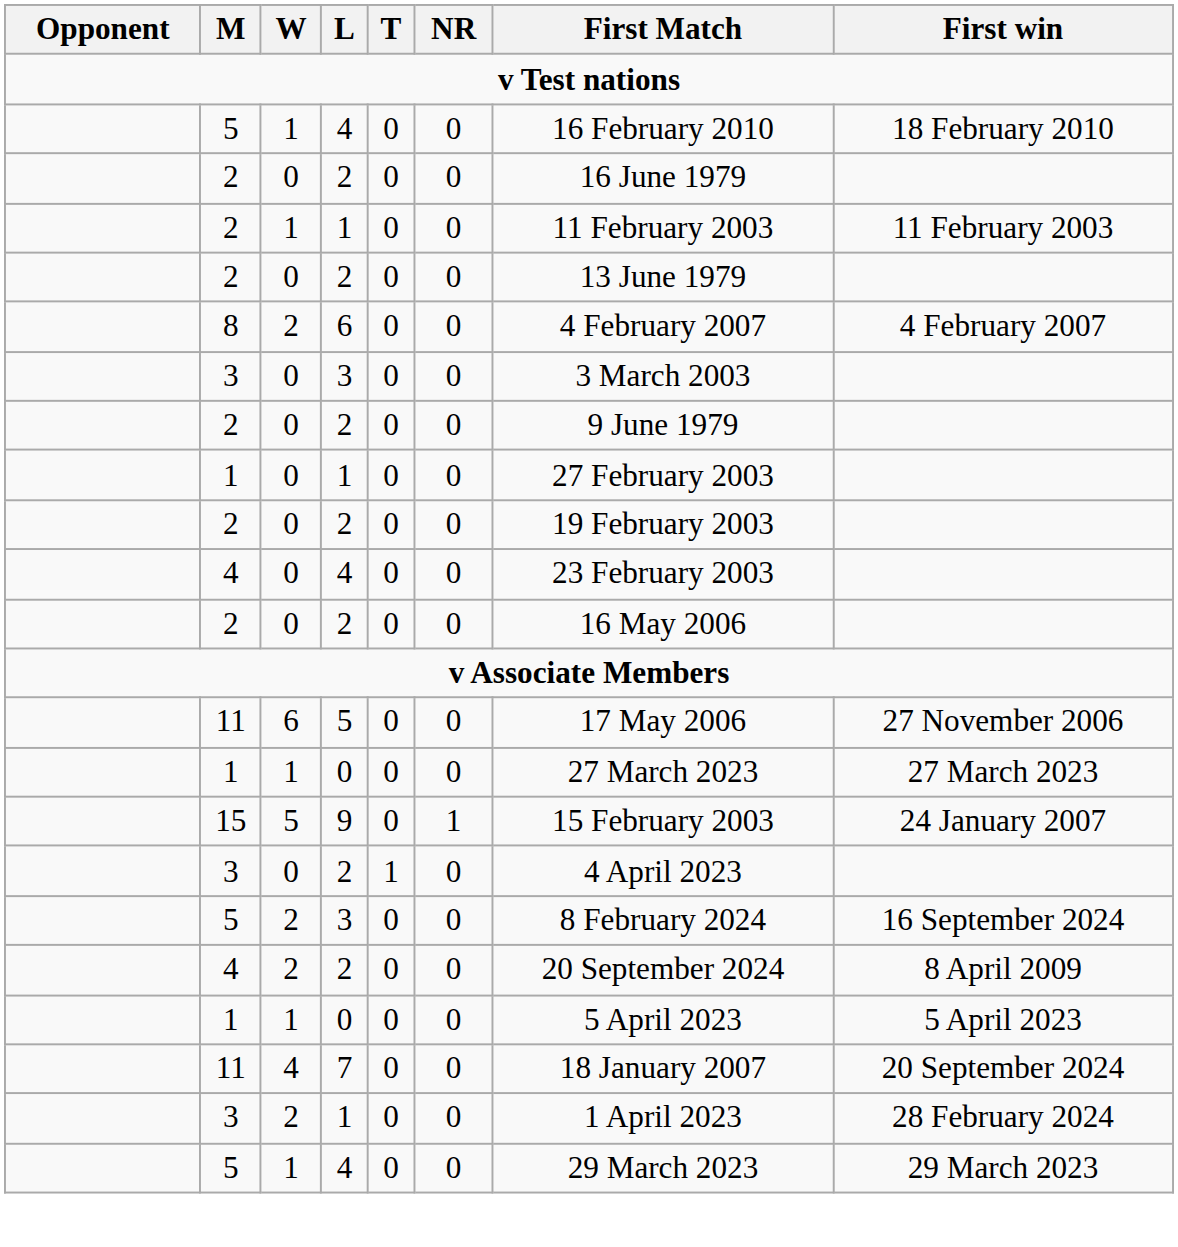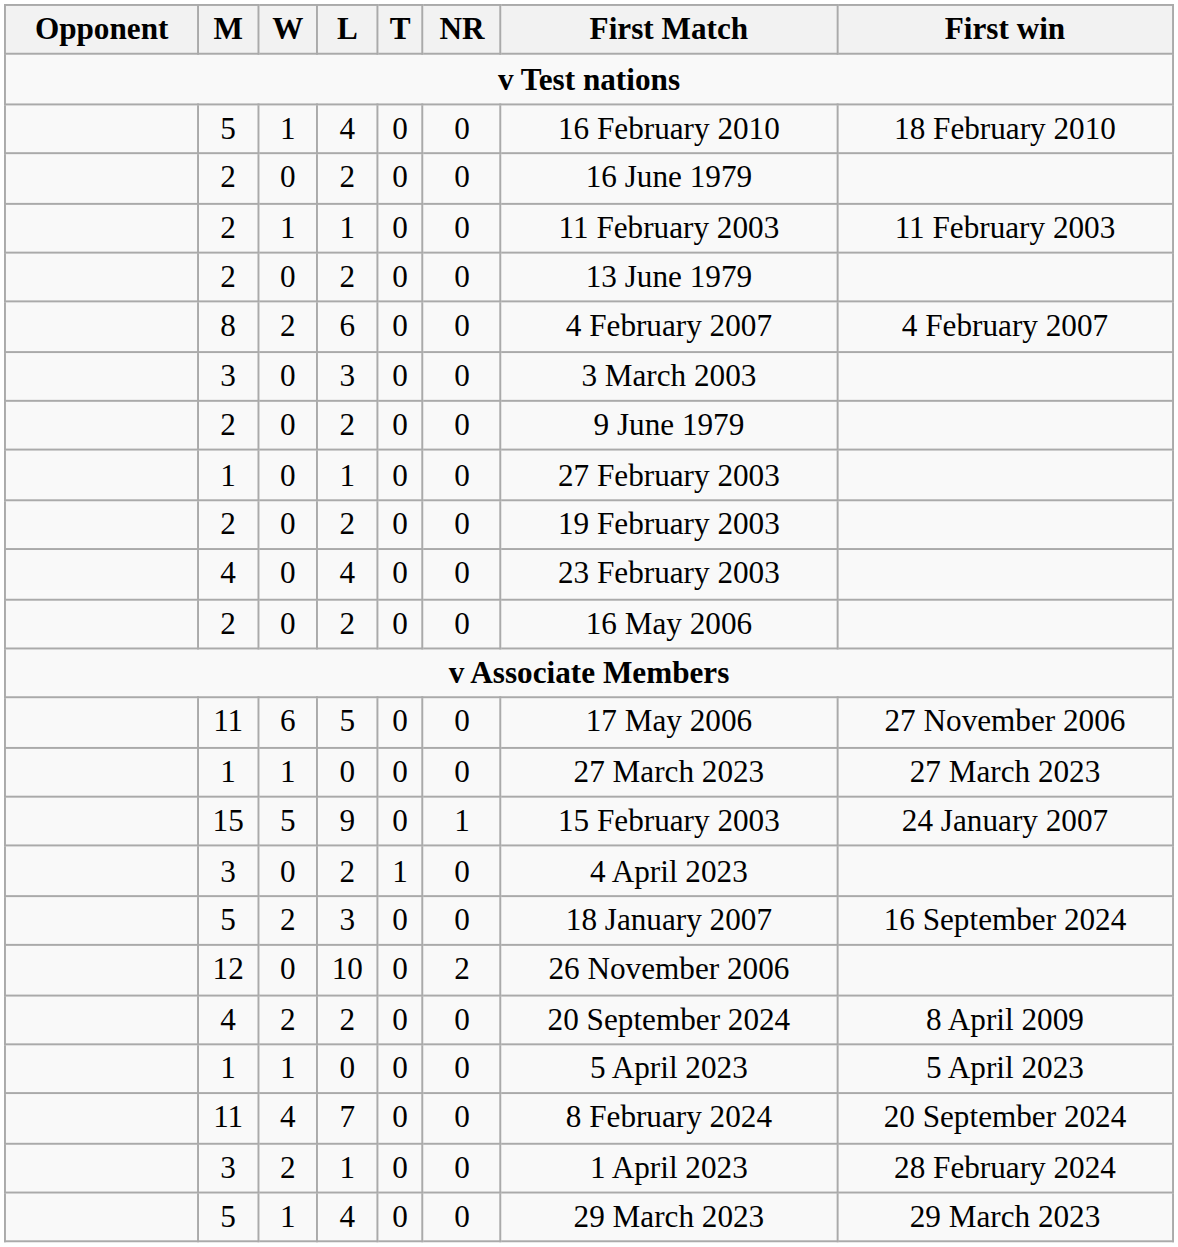(663, 919) 8 February 2024 -> (669, 919) 18 January 2007
+ row: (228, 969)
(663, 1068) 18 January 2007 -> (669, 1117) 8 February 2024
